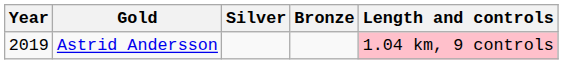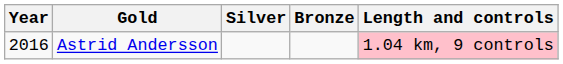(29, 46) 2019 -> (29, 46) 2016
